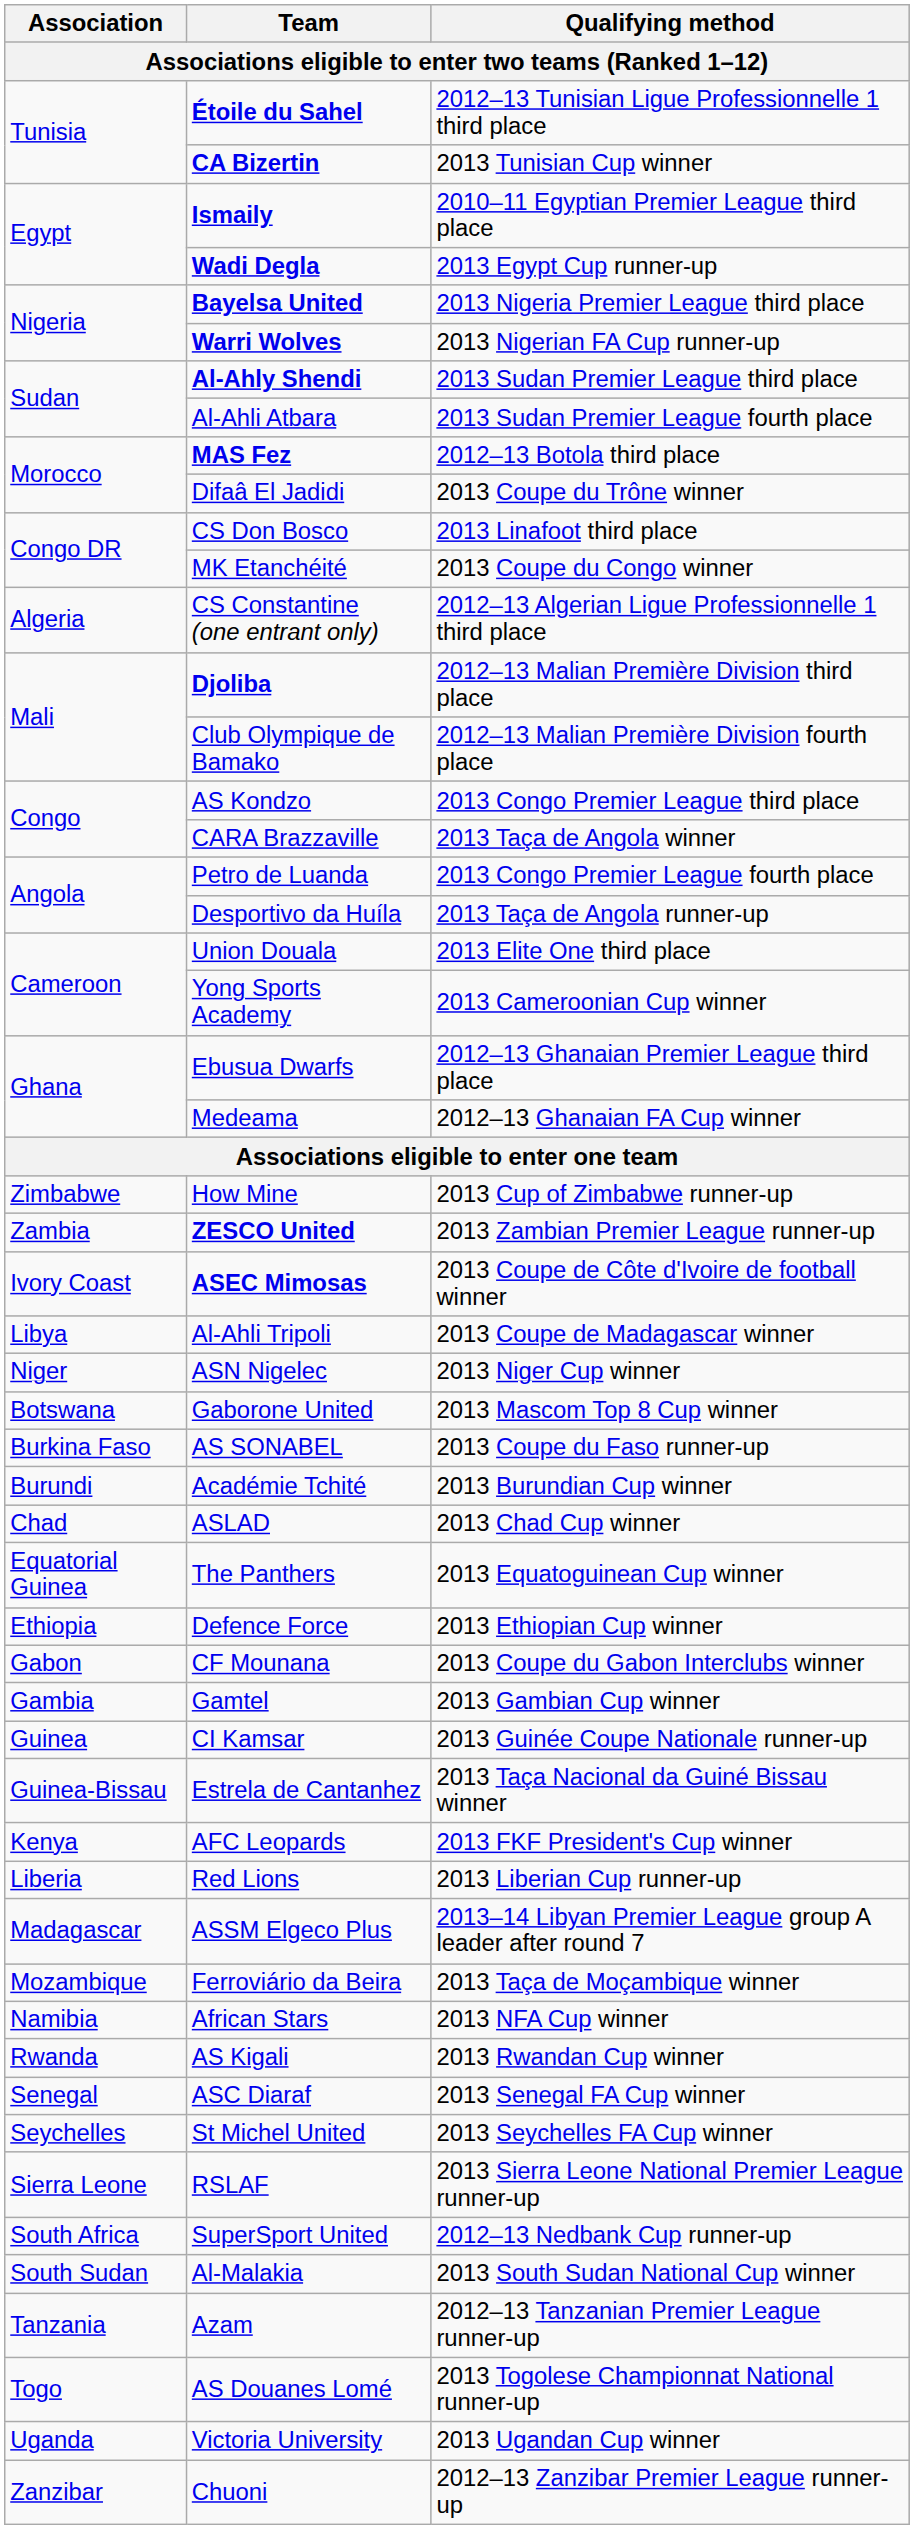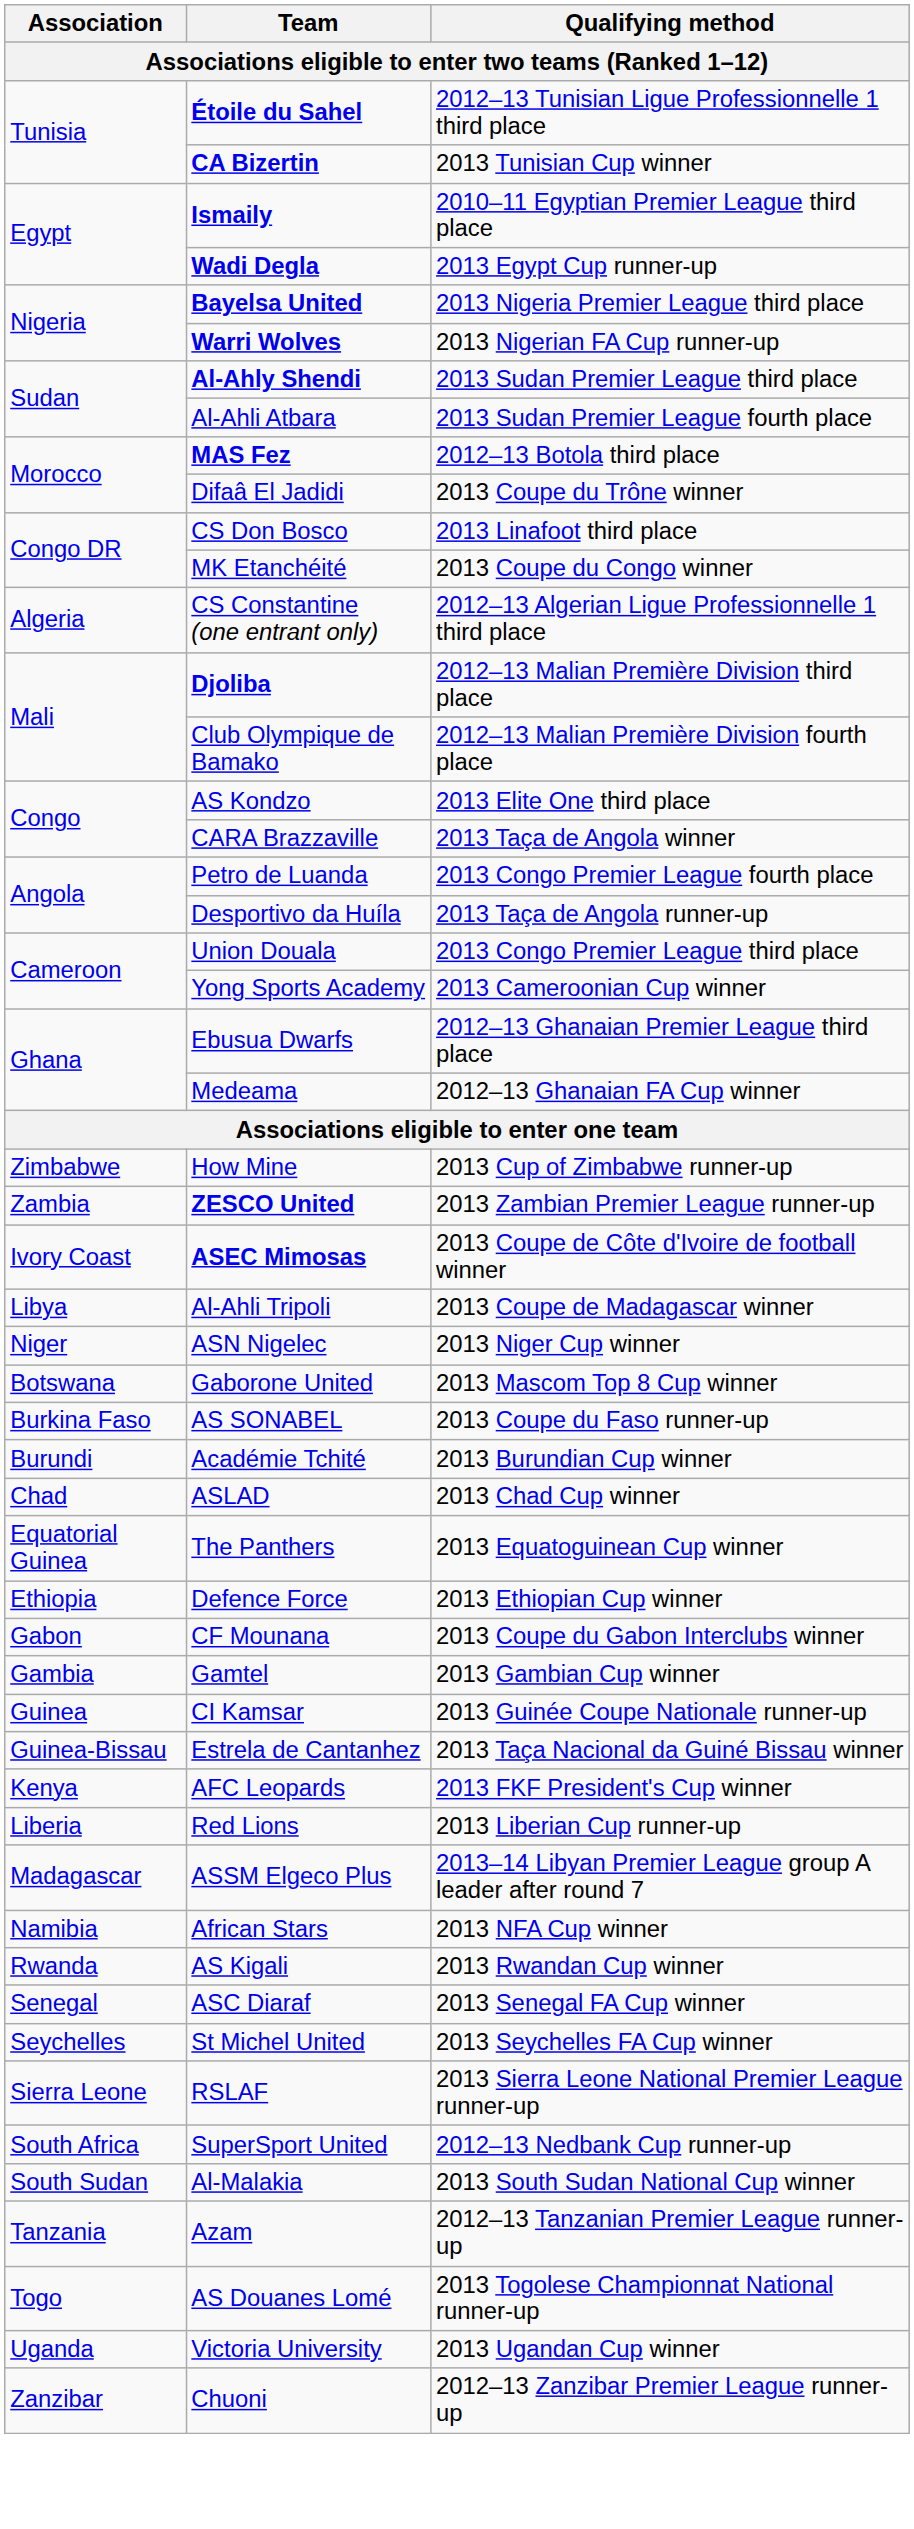(648, 800) 2013 Congo Premier League third place -> (573, 800) 2013 Elite One third place
(574, 951) 2013 Elite One third place -> (647, 951) 2013 Congo Premier League third place
- row: (296, 1982)
